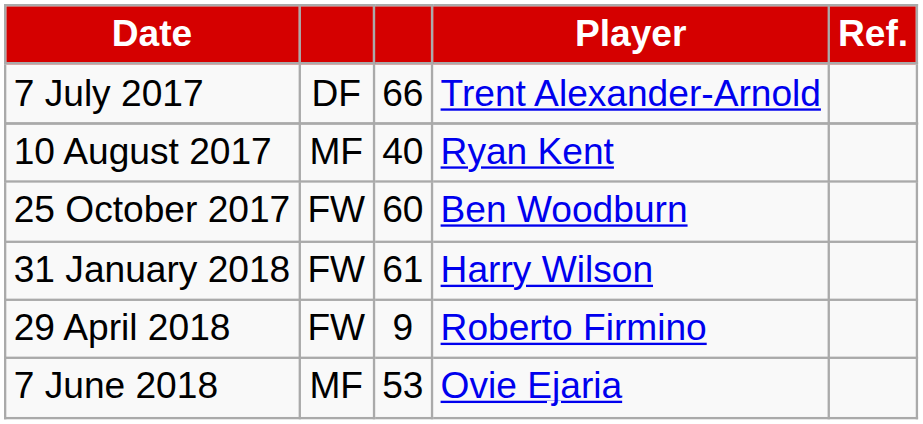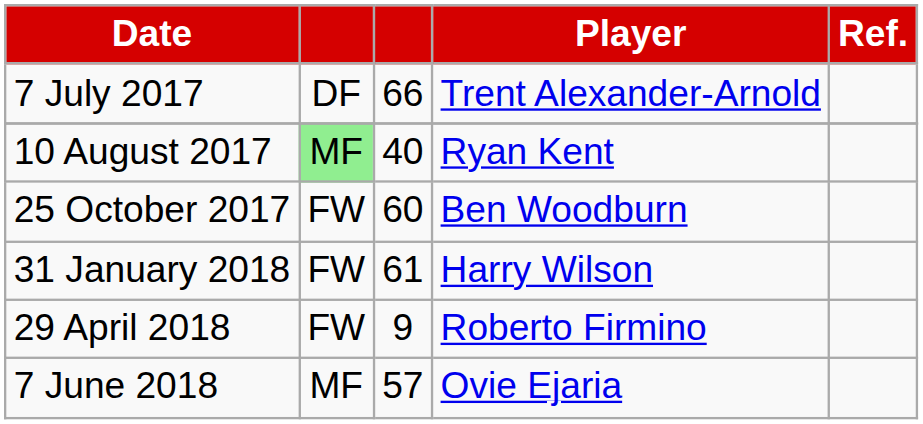(336, 151) no background -> (336, 151) lightgreen background
(403, 387) 53 -> (403, 387) 57
